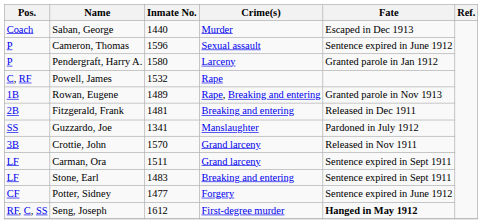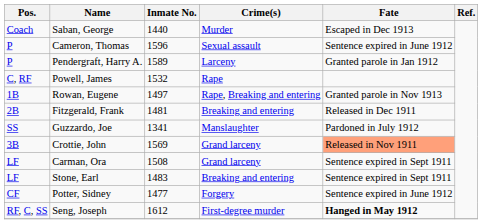(157, 62) 1580 -> (157, 62) 1589
(157, 95) 1489 -> (157, 95) 1497
(157, 144) 1570 -> (157, 144) 1569
(371, 144) no background -> (371, 144) lightsalmon background
(157, 161) 1511 -> (157, 161) 1508
